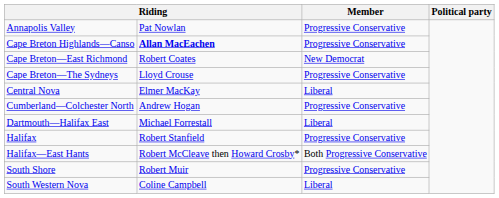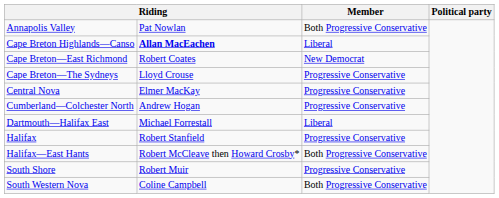(354, 28) Progressive Conservative -> (365, 28) Both Progressive Conservative
(354, 43) Progressive Conservative -> (318, 43) Liberal
(318, 91) Liberal -> (354, 91) Progressive Conservative
(318, 185) Liberal -> (365, 185) Both Progressive Conservative
